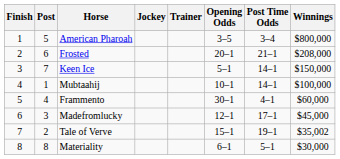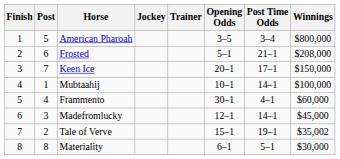(224, 54) 20–1 -> (224, 54) 5–1
(224, 69) 5–1 -> (224, 69) 20–1
(268, 69) 14–1 -> (268, 69) 17–1
(268, 116) 17–1 -> (268, 116) 14–1
